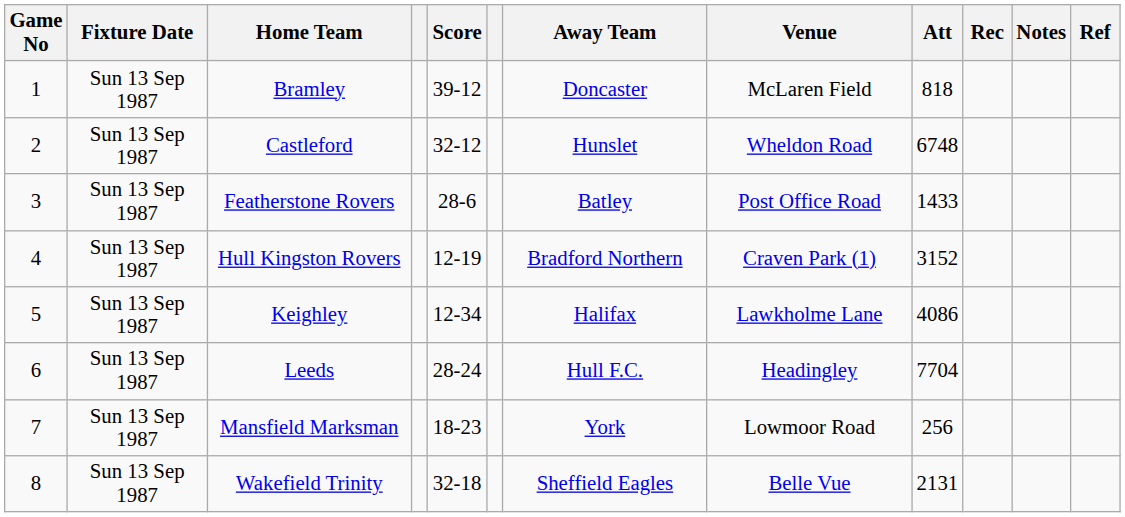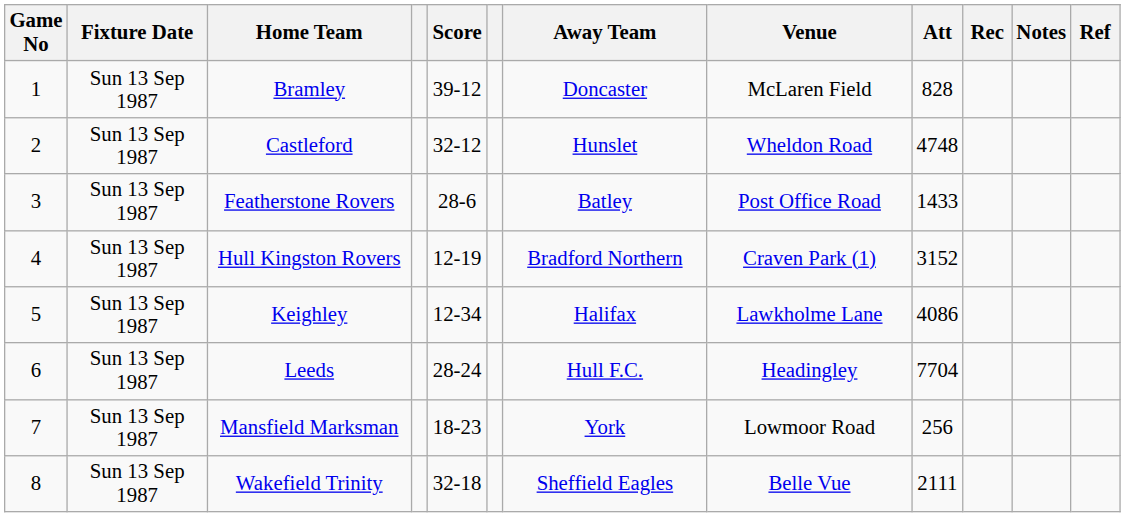(937, 89) 818 -> (937, 89) 828
(937, 145) 6748 -> (937, 145) 4748
(937, 483) 2131 -> (937, 483) 2111
